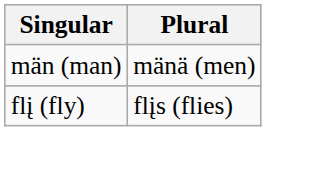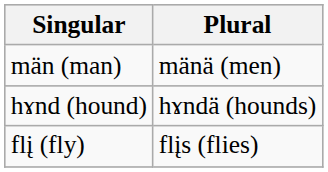+ row: (79, 105)
